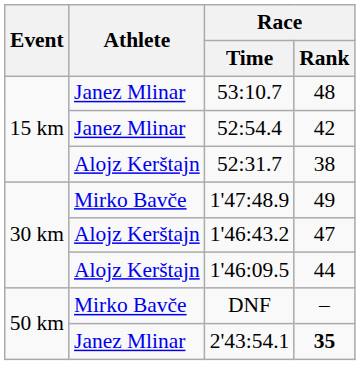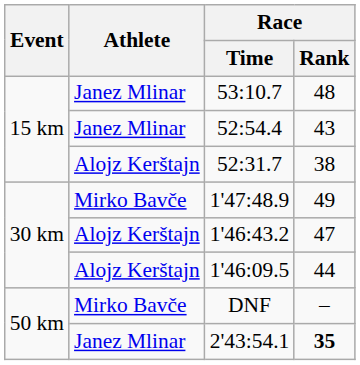(324, 128) 42 -> (324, 128) 43
